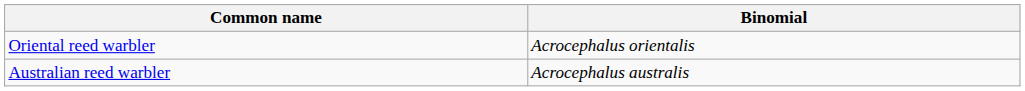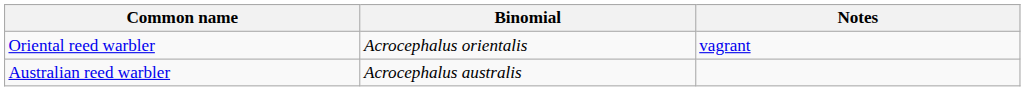+ column: (858, 18)
